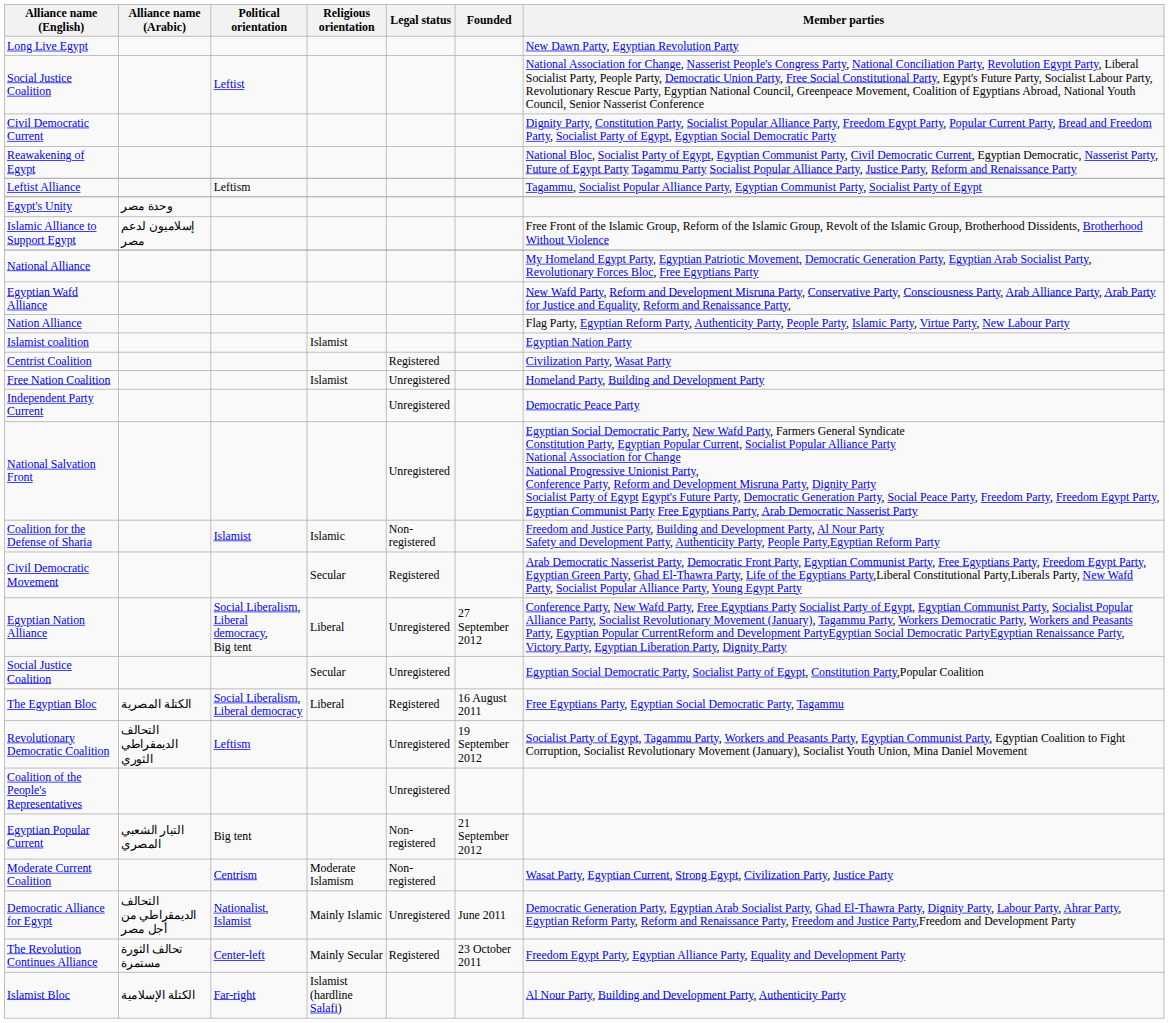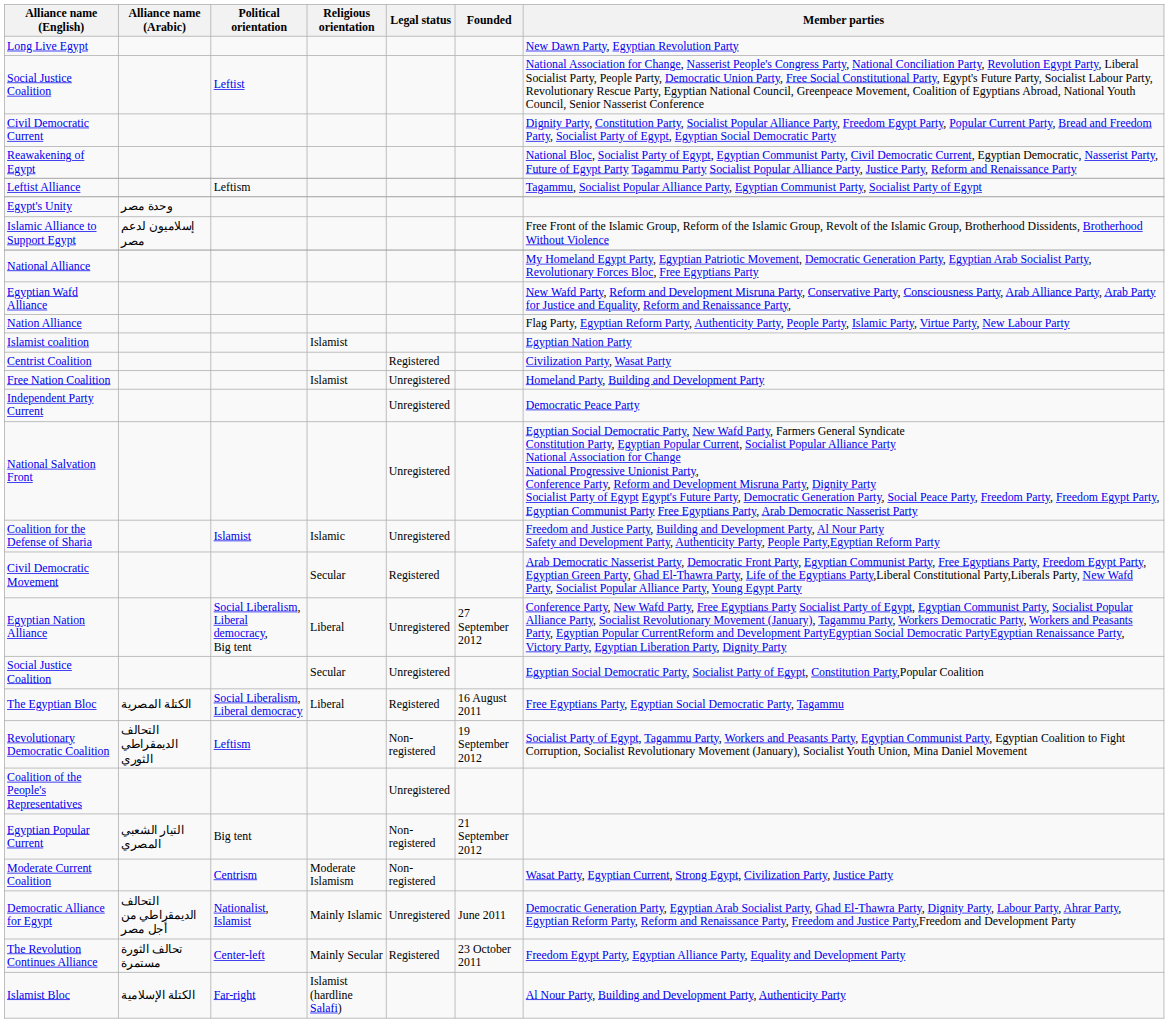(412, 536) Non-registered -> (419, 536) Unregistered
(419, 744) Unregistered -> (412, 744) Non-registered
